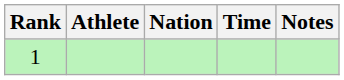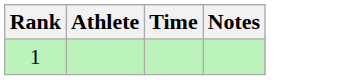- column: (181, 21)
